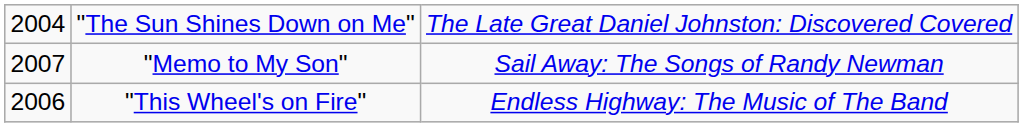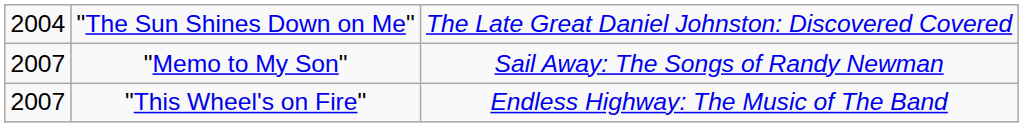(38, 102) 2006 -> (38, 102) 2007
